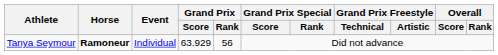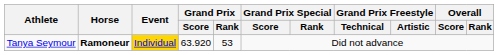(155, 43) no background -> (155, 43) gold background
(196, 43) 63.929 -> (196, 43) 63.920
(227, 43) 56 -> (227, 43) 53
